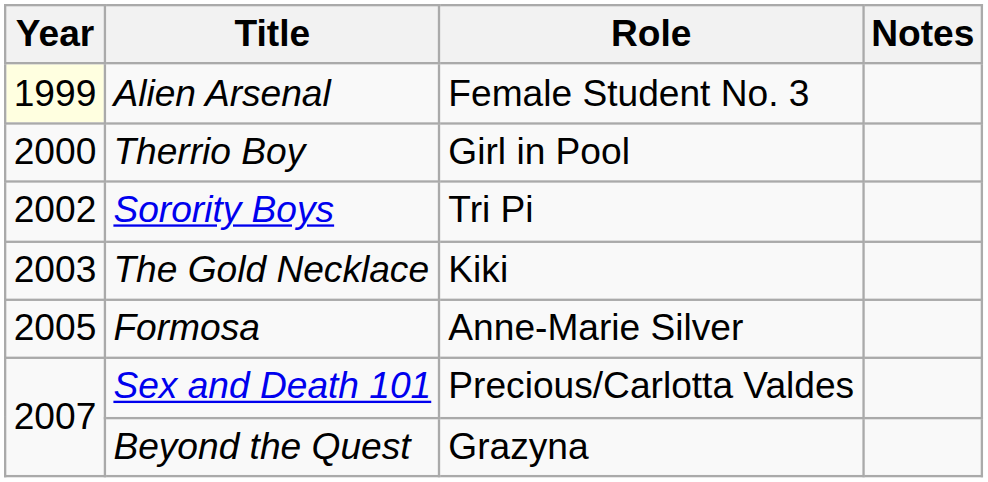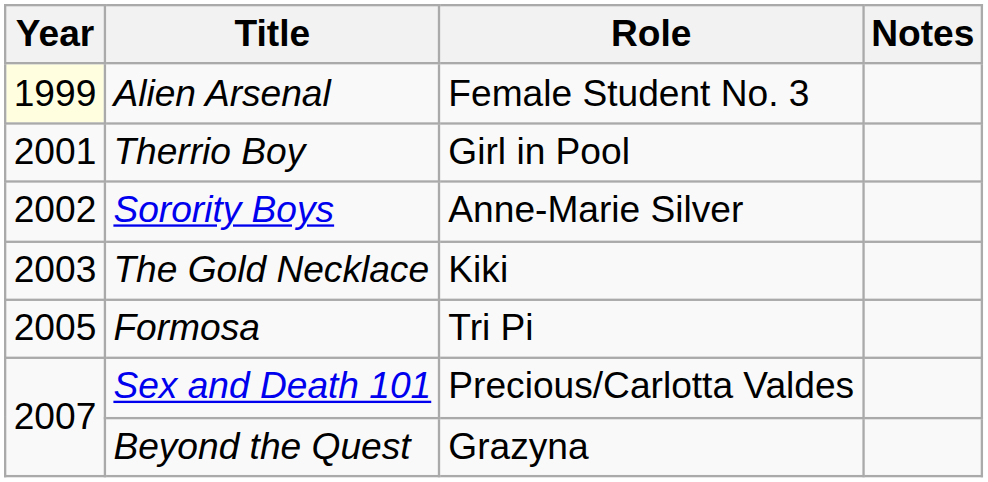(55, 151) 2000 -> (55, 151) 2001
(491, 210) Tri Pi -> (596, 210) Anne-Marie Silver
(596, 328) Anne-Marie Silver -> (491, 328) Tri Pi
